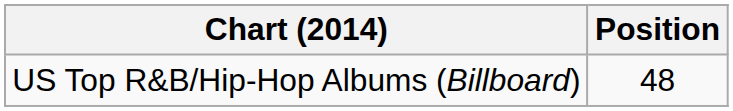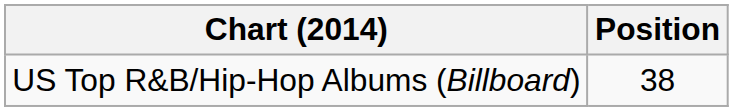(658, 79) 48 -> (658, 79) 38
